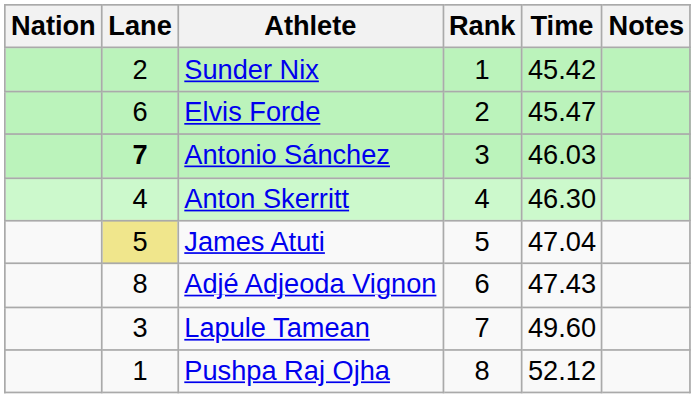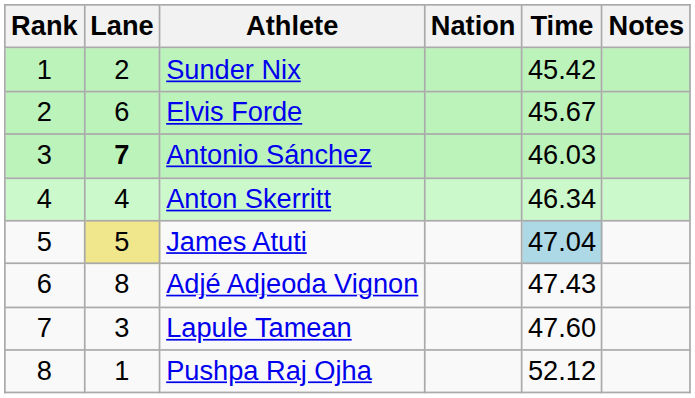columns swapped: (482, 26) <-> (53, 26)
(562, 112) 45.47 -> (562, 112) 45.67
(562, 198) 46.30 -> (562, 198) 46.34
(562, 241) no background -> (562, 241) lightblue background
(562, 328) 49.60 -> (562, 328) 47.60
